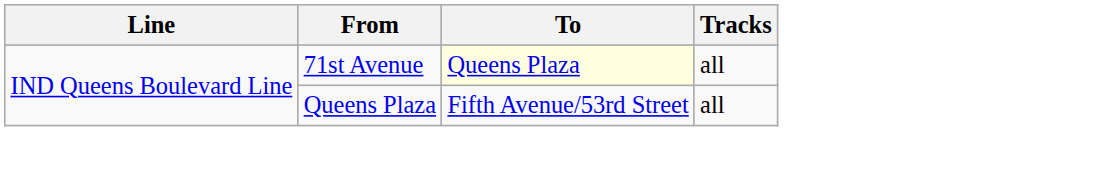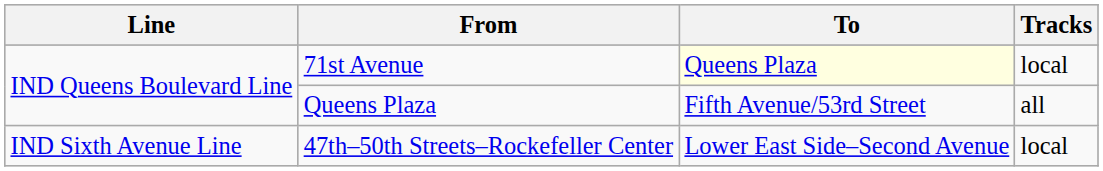(712, 65) all -> (1044, 65) local
+ row: (488, 145)
